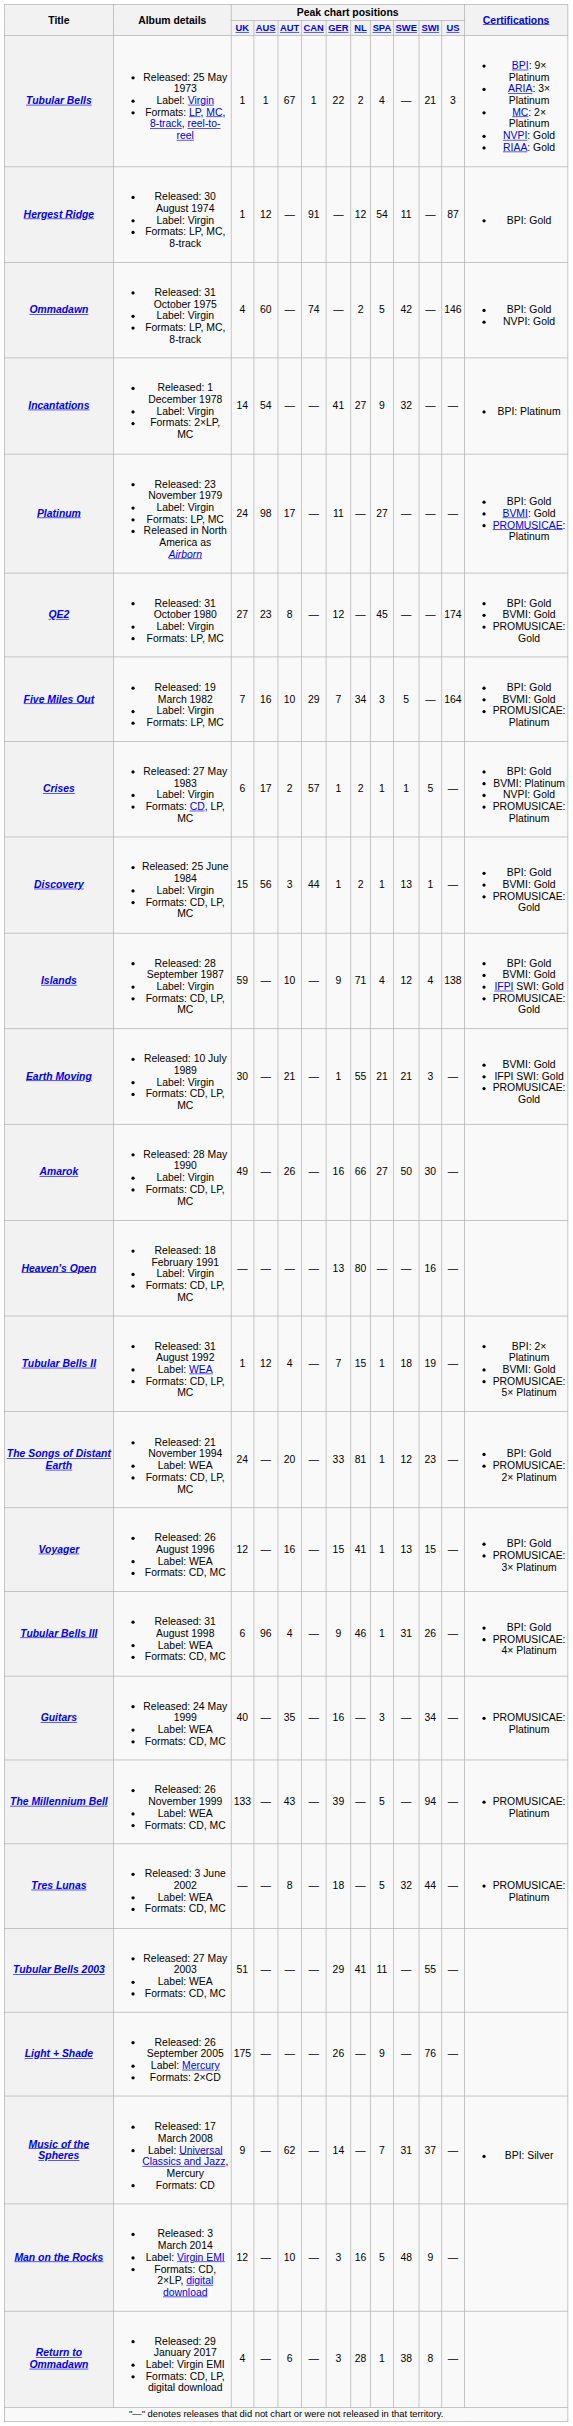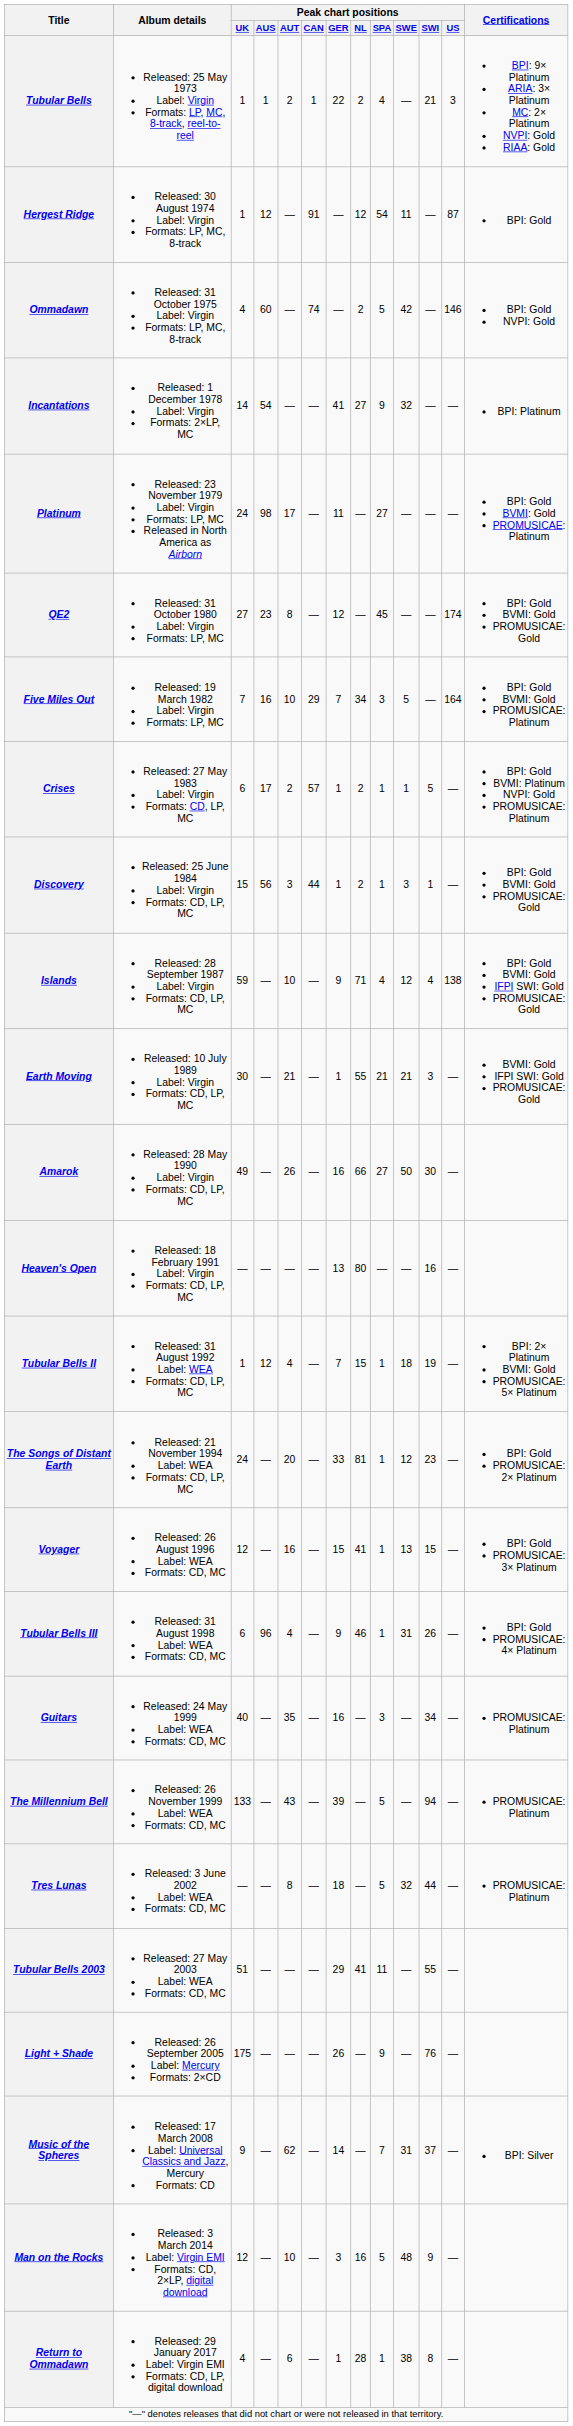(290, 101) 67 -> (290, 101) 2
(406, 885) 13 -> (406, 885) 3
(338, 2359) 3 -> (338, 2359) 1
